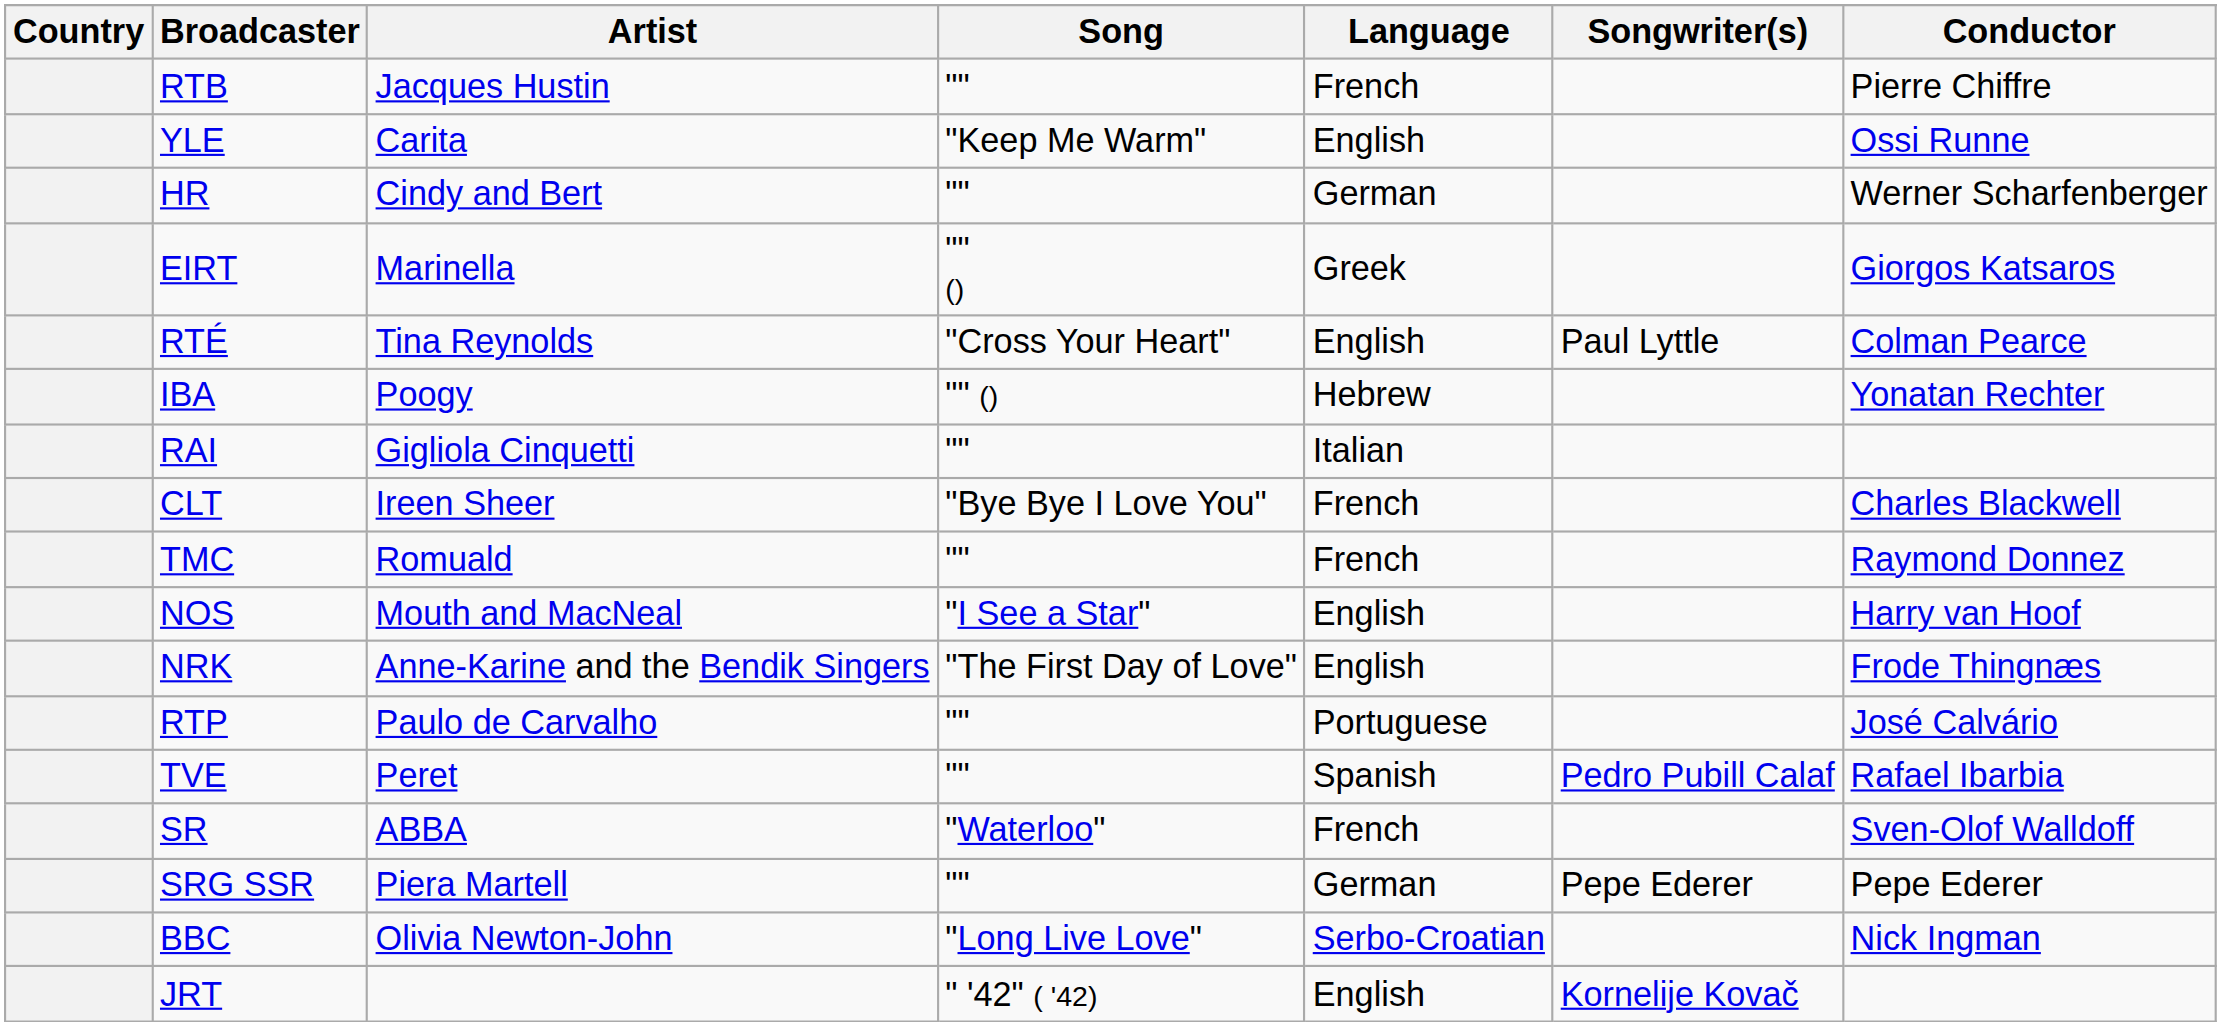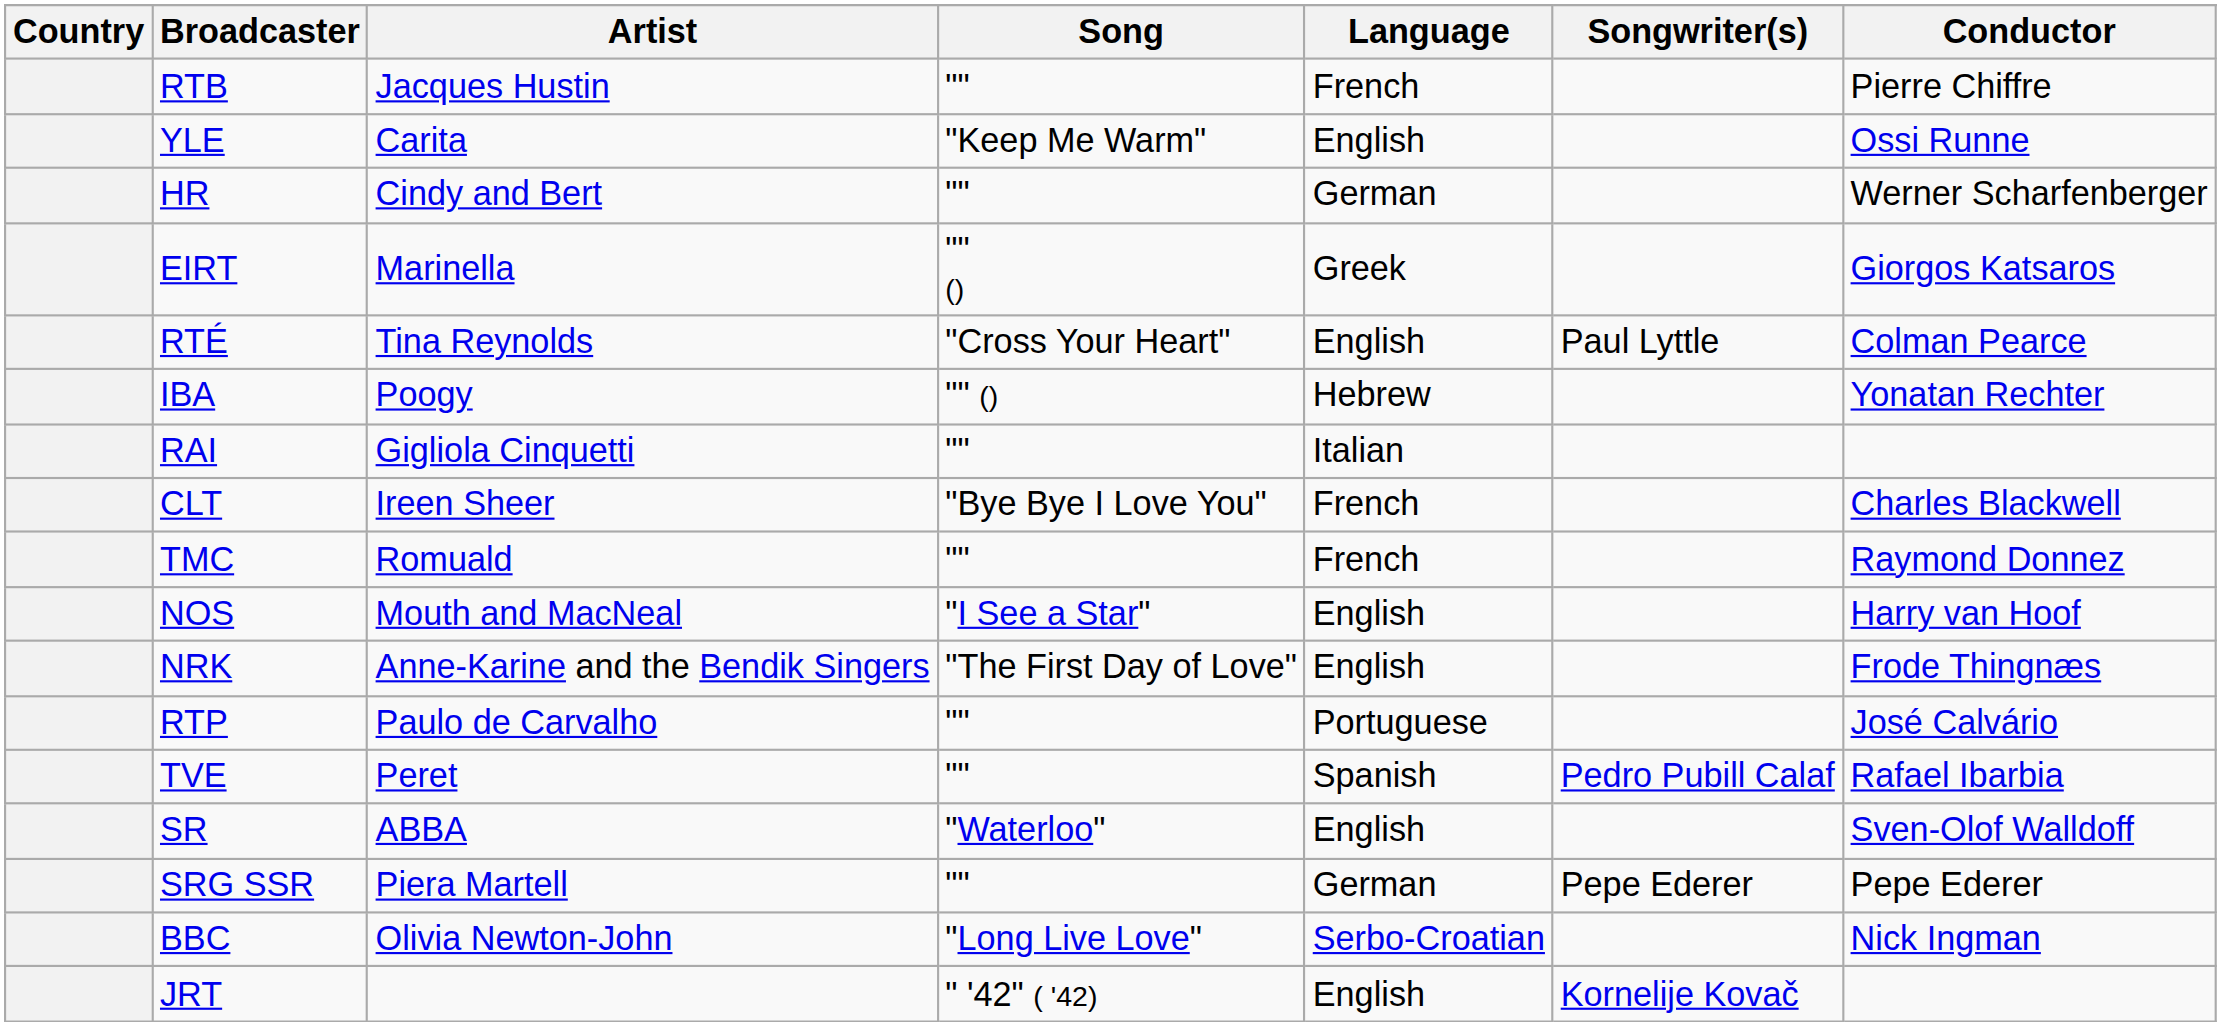(1366, 830) French -> (1369, 830) English
